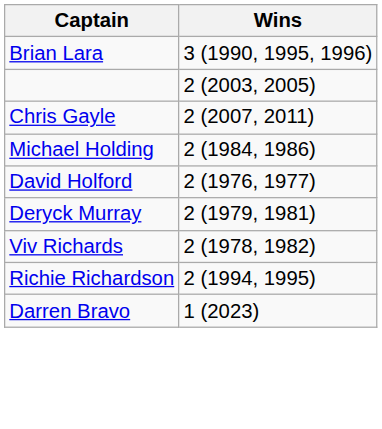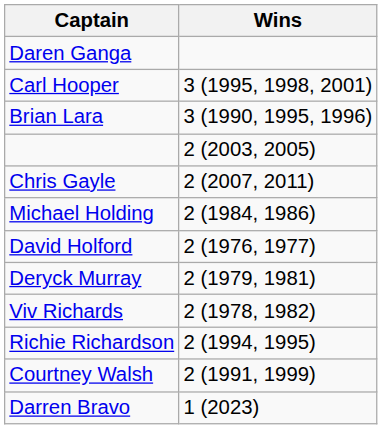+ row: (70, 52)
+ row: (64, 85)
+ row: (81, 375)
